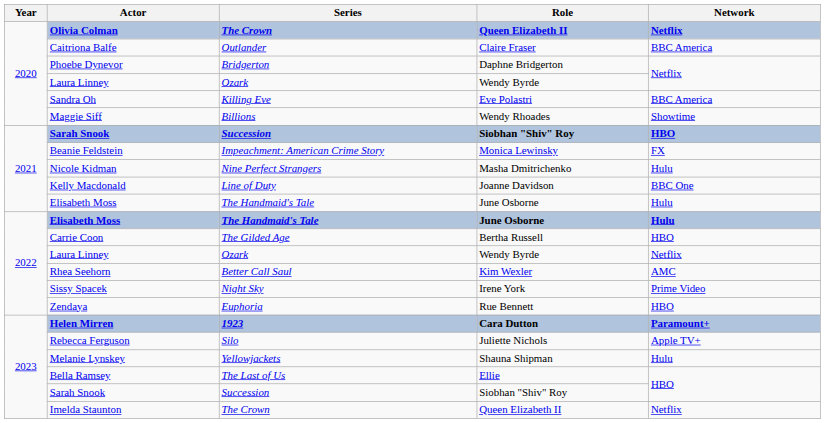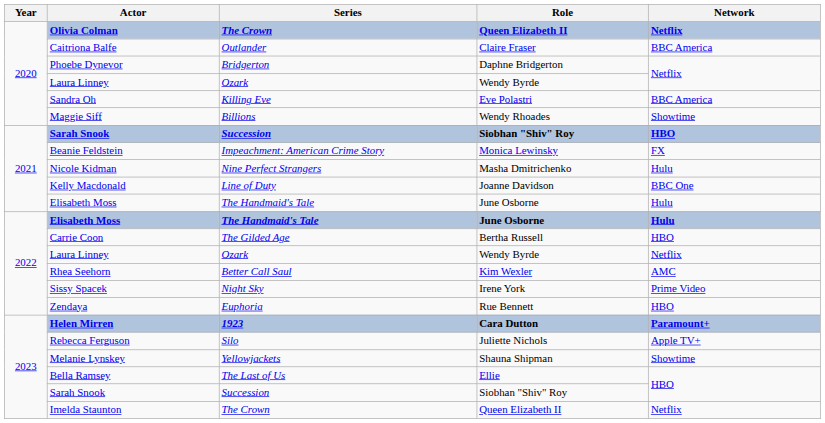(662, 358) Hulu -> (673, 358) Showtime
